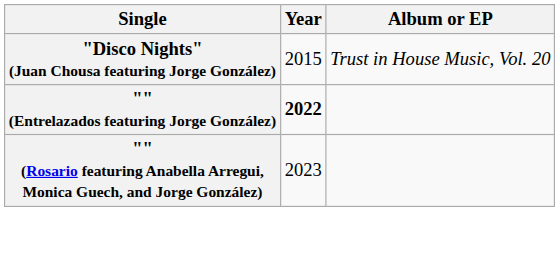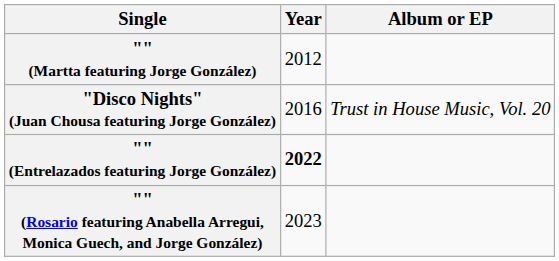+ row: (142, 59)
(303, 59) 2015 -> (303, 109) 2016
